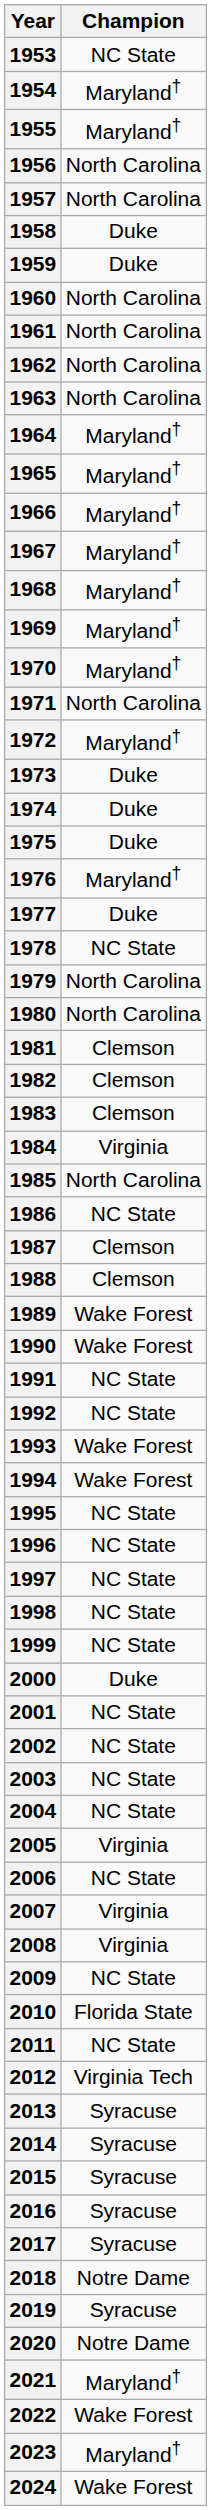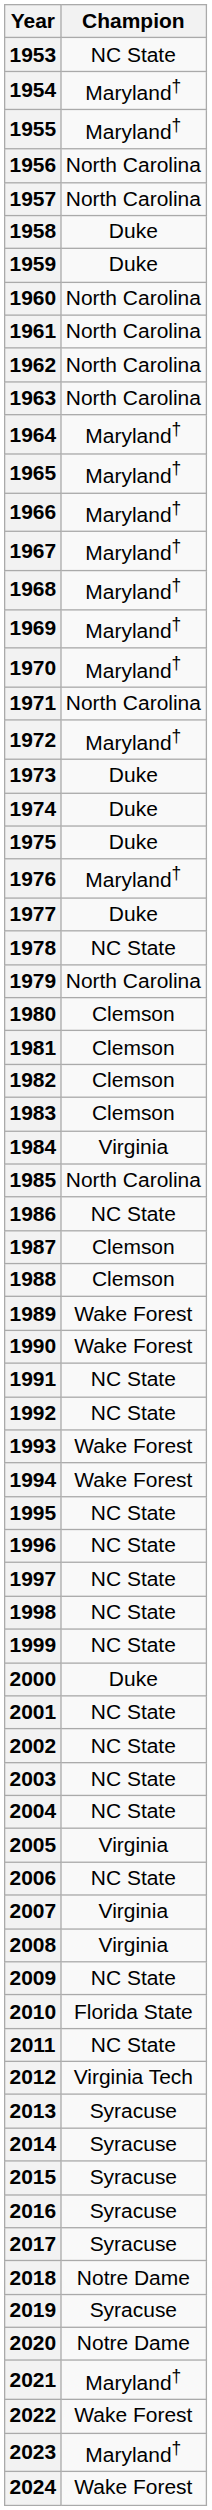(133, 1014) North Carolina -> (133, 1014) Clemson
